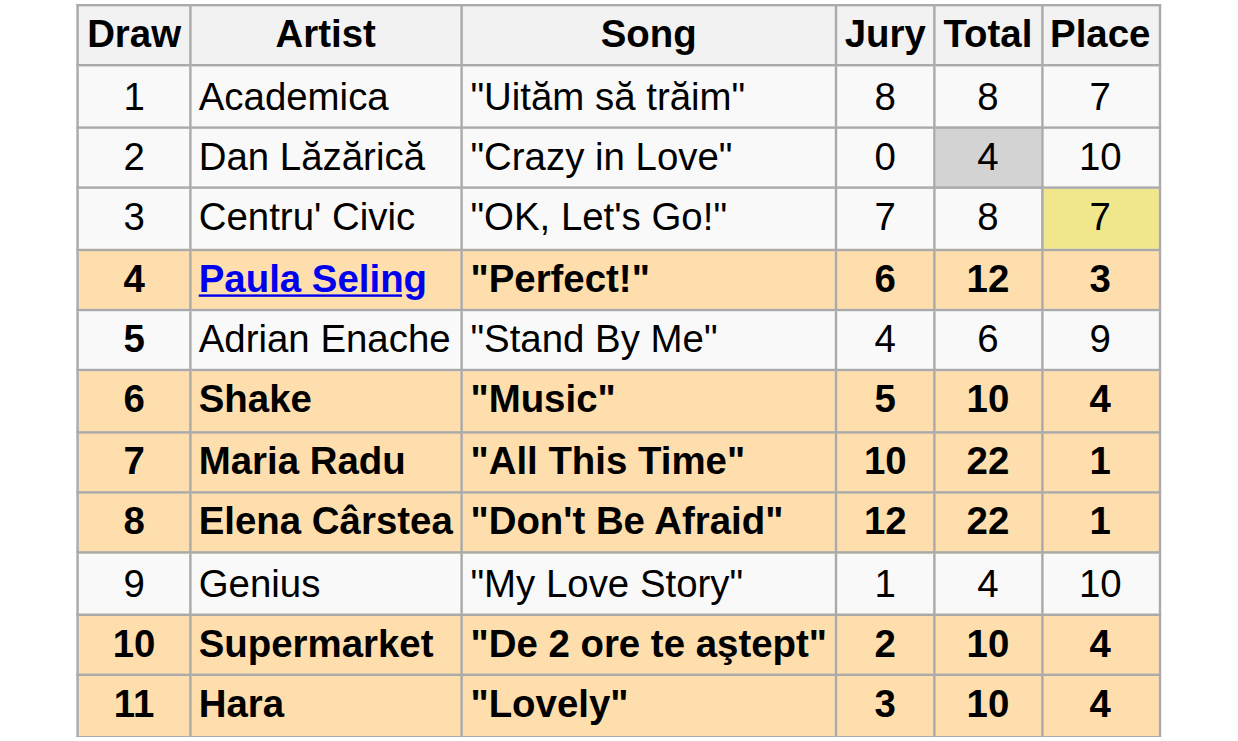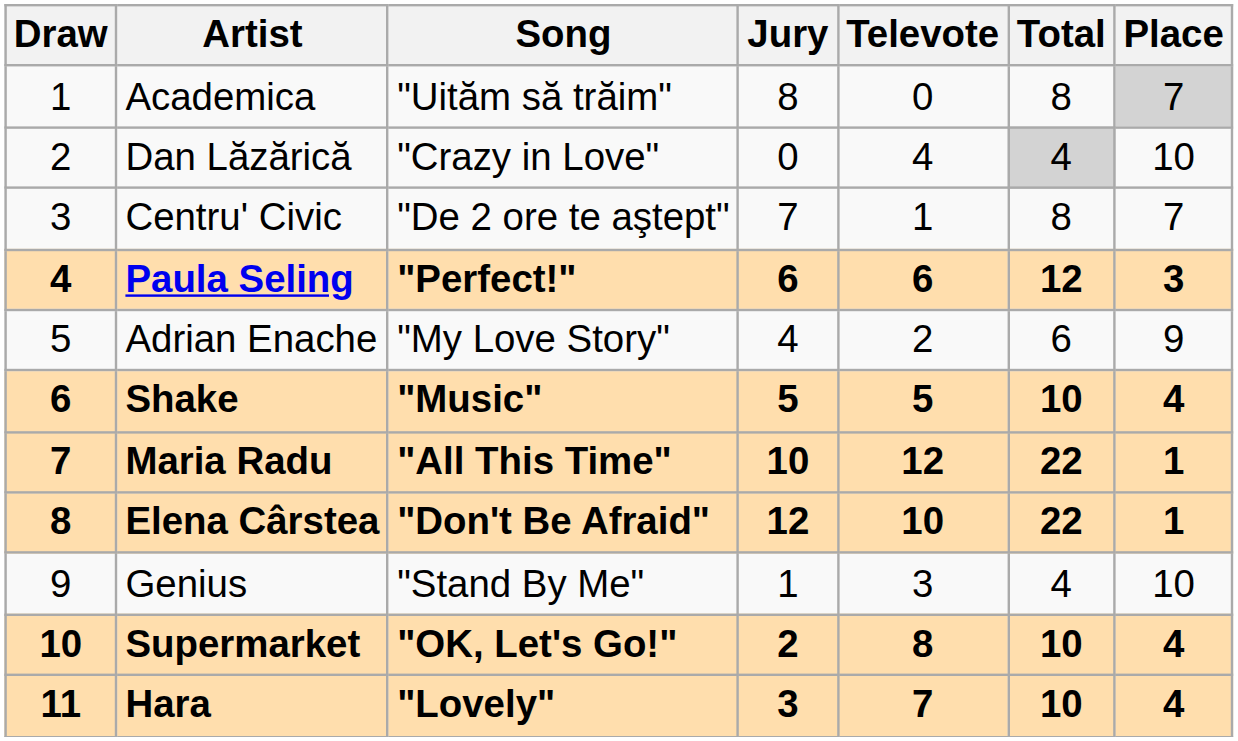+ column: (923, 34)
(1100, 95) no background -> (1174, 95) lightgrey background
(599, 217) "OK, Let's Go!" -> (563, 217) "De 2 ore te aştept"
(1100, 217) khaki background -> (1174, 217) no background
(134, 339) bold -> (61, 339) normal
(594, 339) "Stand By Me" -> (533, 339) "My Love Story"
(607, 583) "My Love Story" -> (521, 583) "Stand By Me"
(649, 643) "De 2 ore te aştept" -> (537, 643) "OK, Let's Go!"
